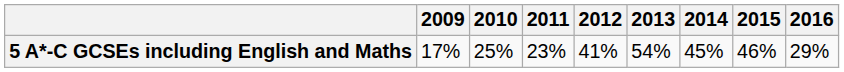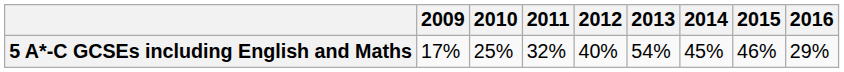(546, 51) 23% -> (546, 51) 32%
(598, 51) 41% -> (598, 51) 40%
